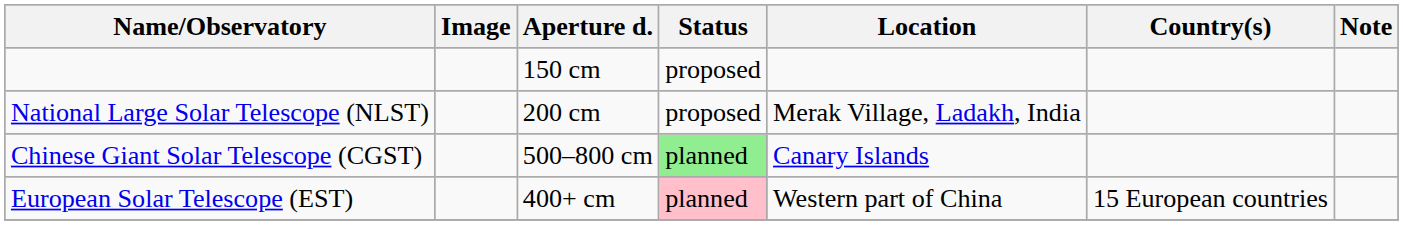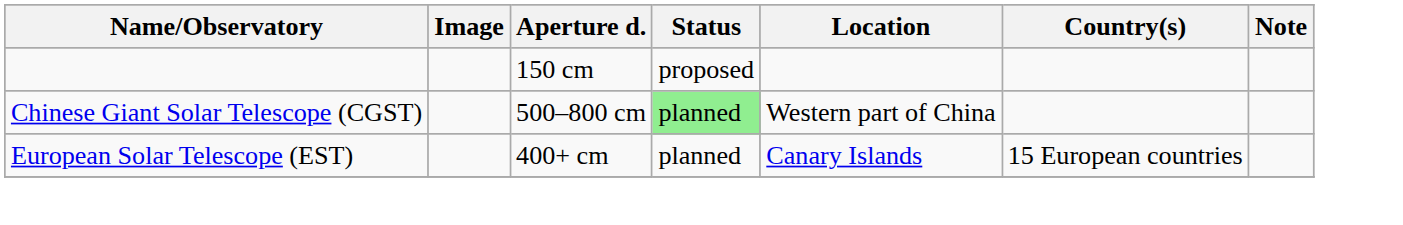- row: (220, 112)
(851, 155) Canary Islands -> (881, 112) Western part of China
(706, 198) pink background -> (700, 155) no background
(888, 198) Western part of China -> (844, 155) Canary Islands
